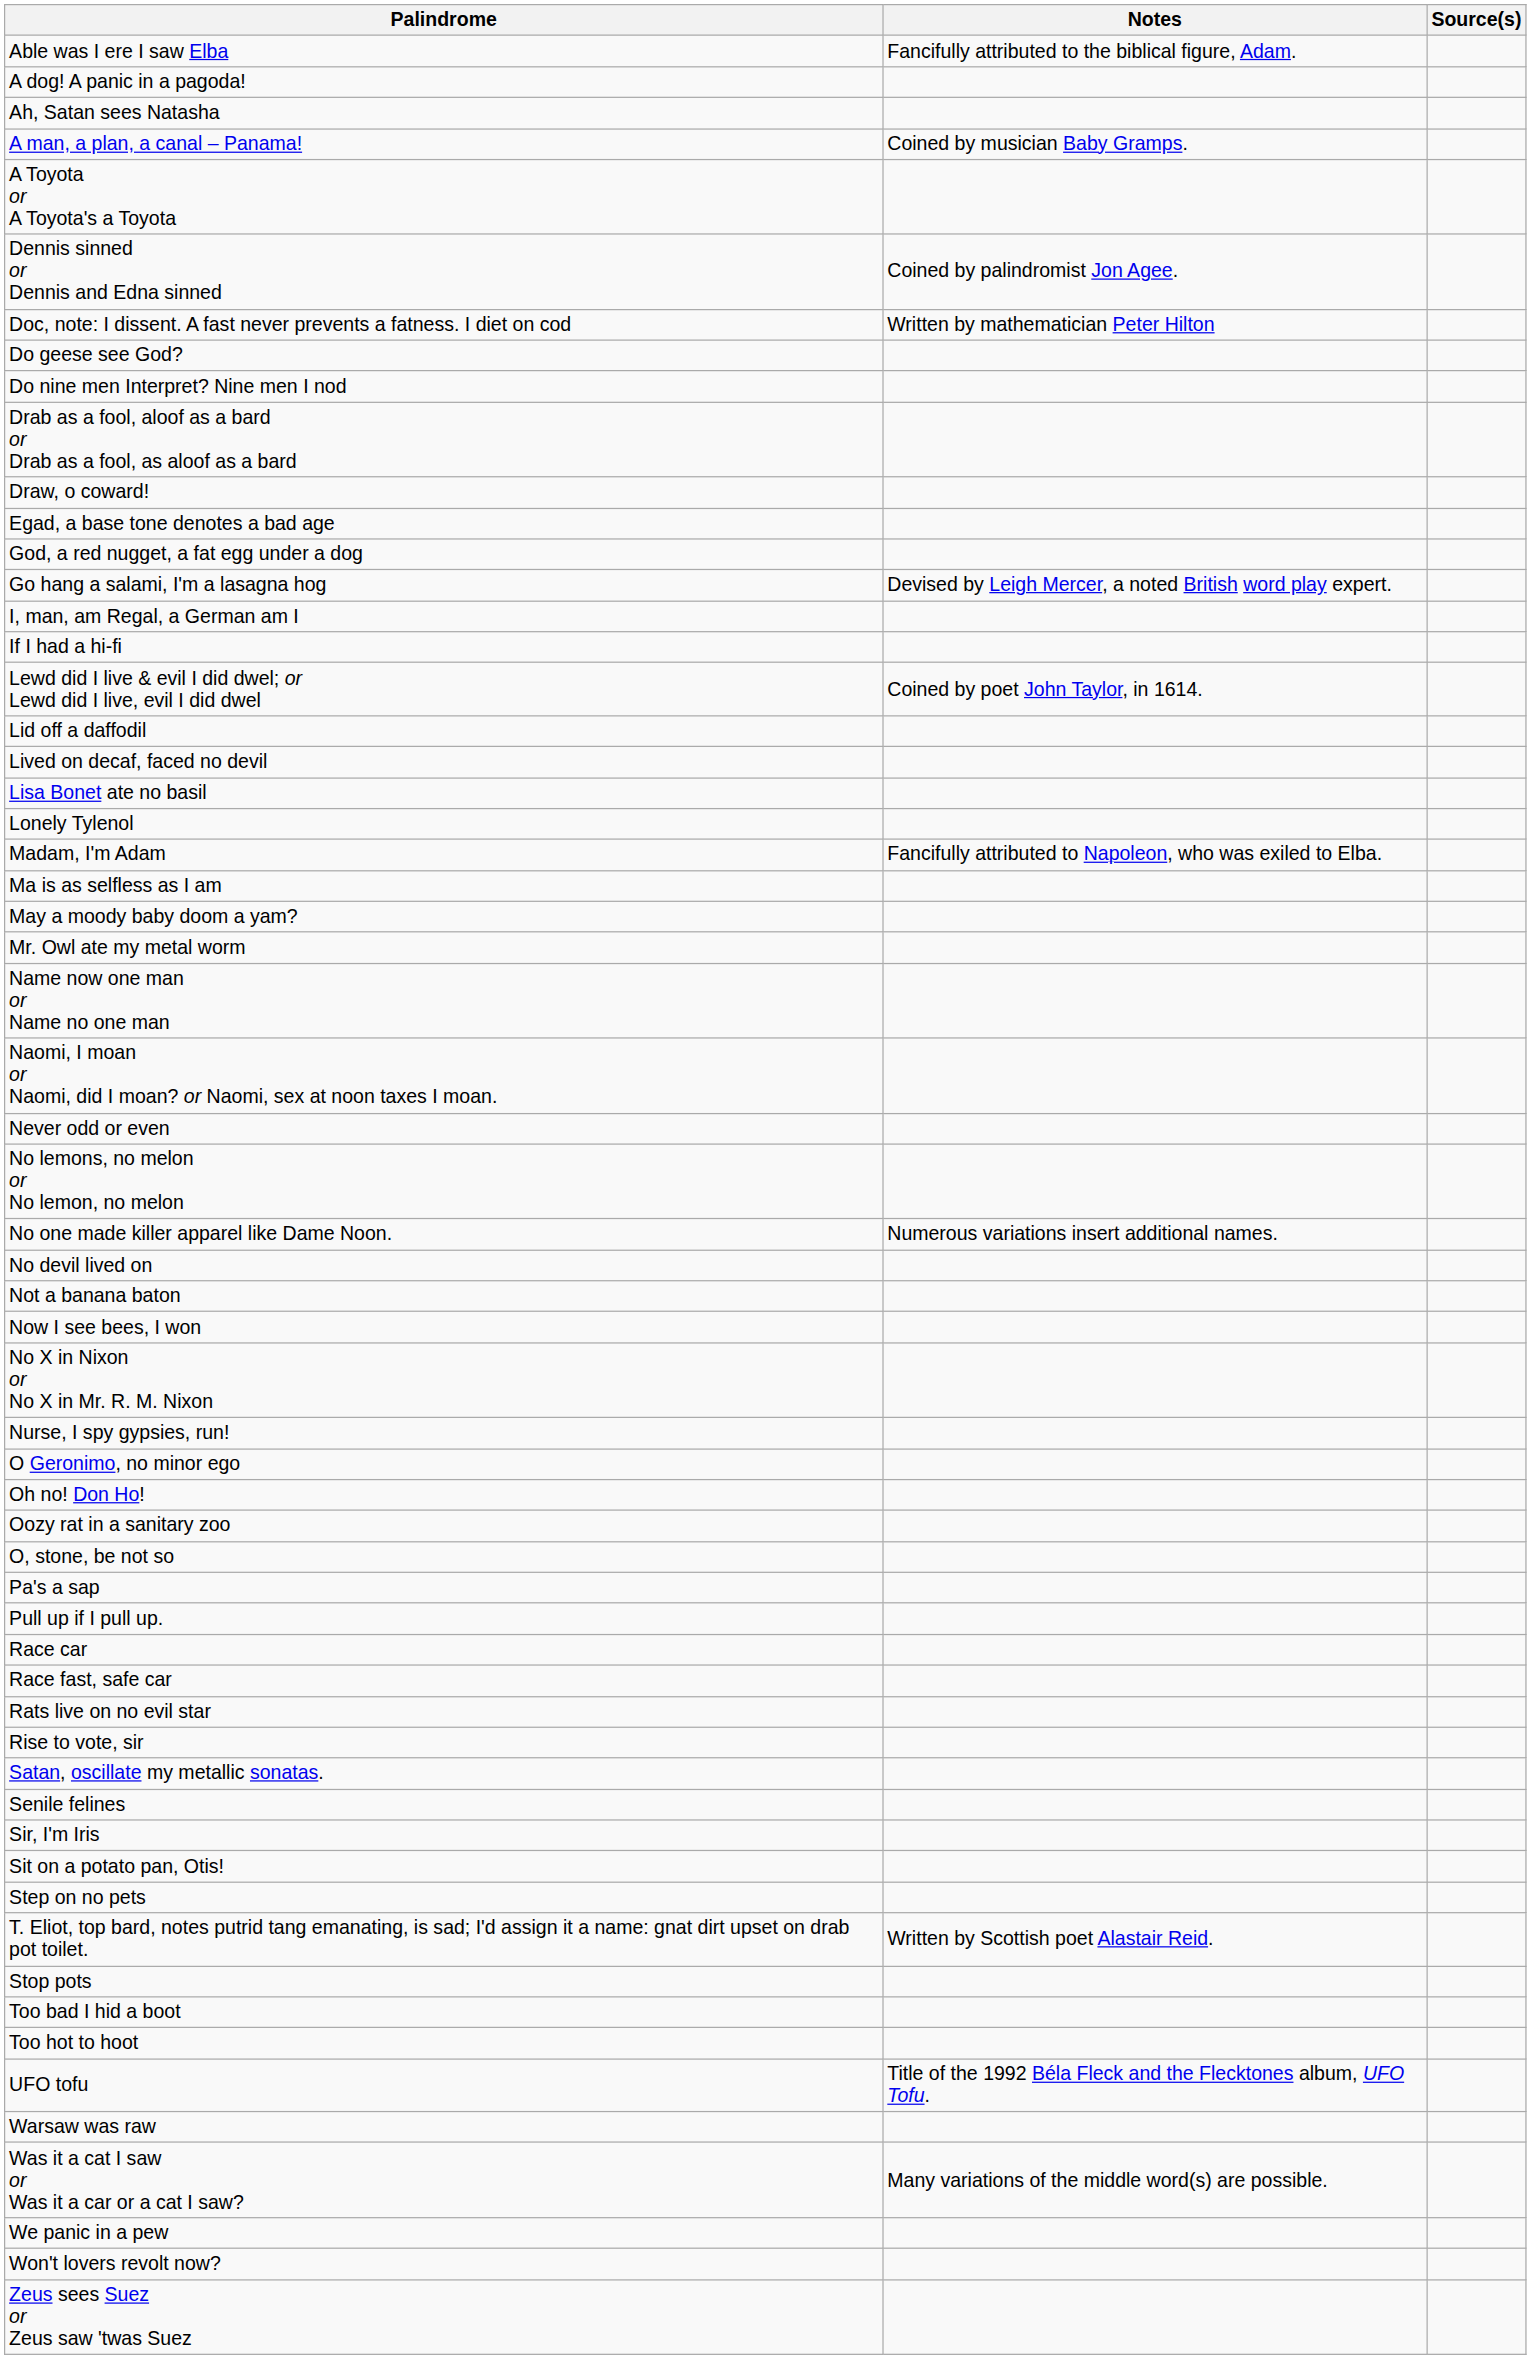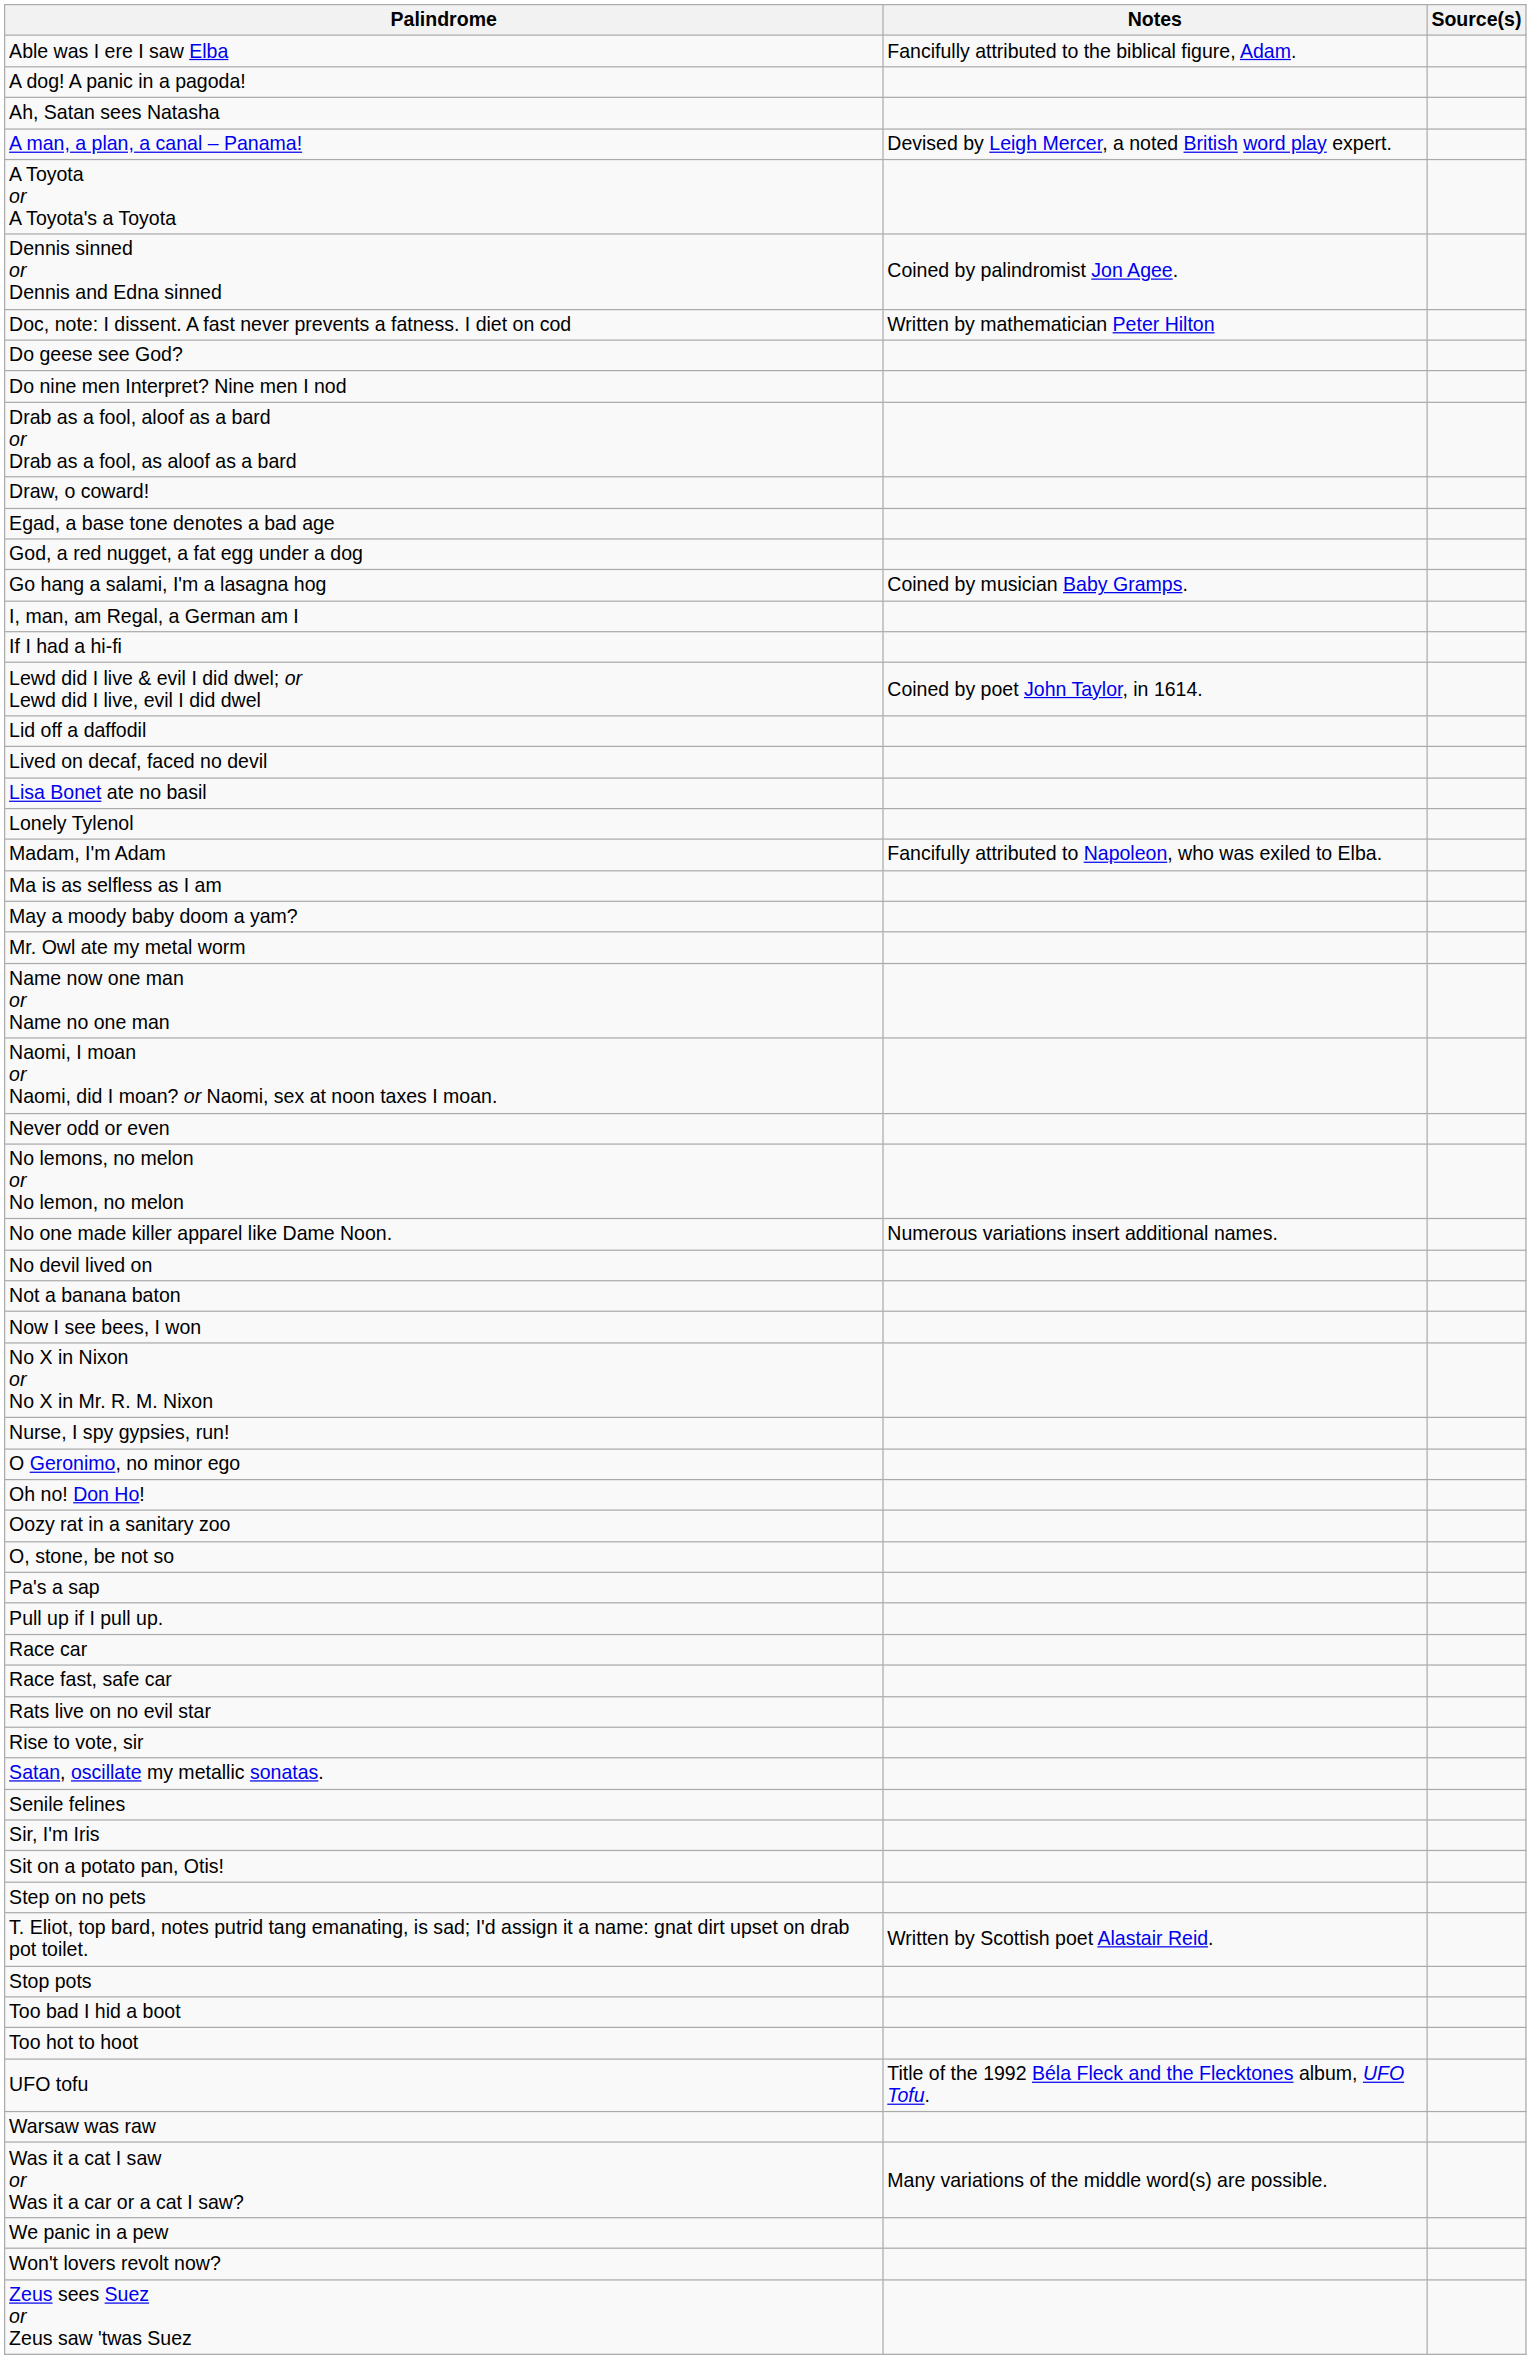(1038, 143) Coined by musician Baby Gramps. -> (1140, 143) Devised by Leigh Mercer, a noted British word play expert.
(1140, 585) Devised by Leigh Mercer, a noted British word play expert. -> (1038, 585) Coined by musician Baby Gramps.
